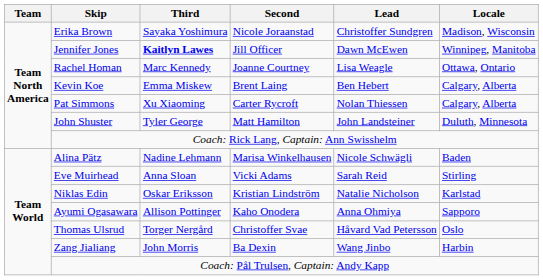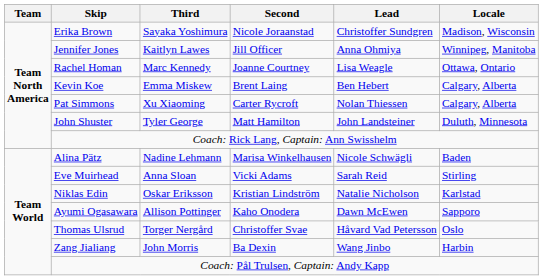(178, 49) bold -> (176, 49) normal
(372, 49) Dawn McEwen -> (369, 49) Anna Ohmiya
(369, 211) Anna Ohmiya -> (372, 211) Dawn McEwen
